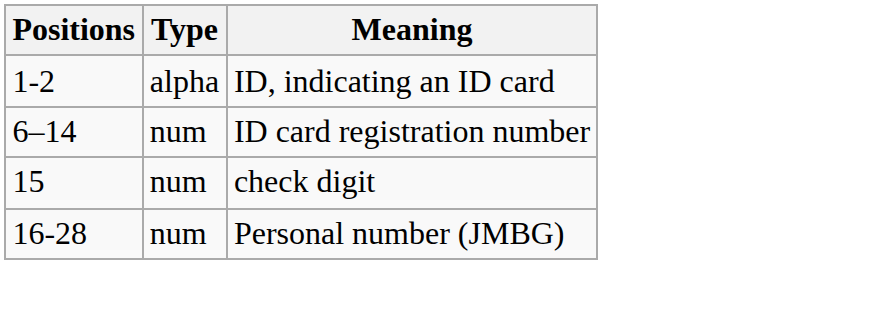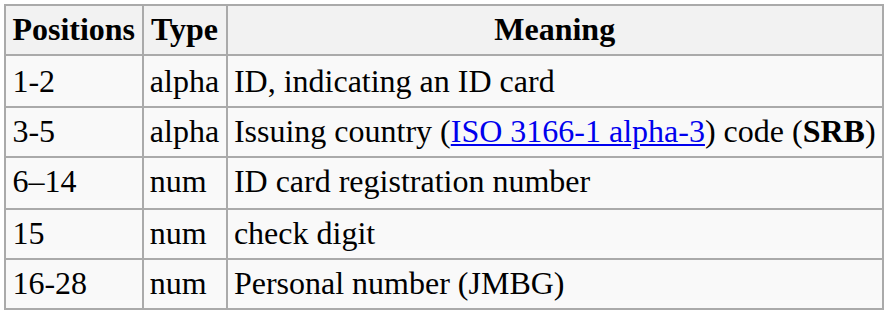+ row: (555, 131)
